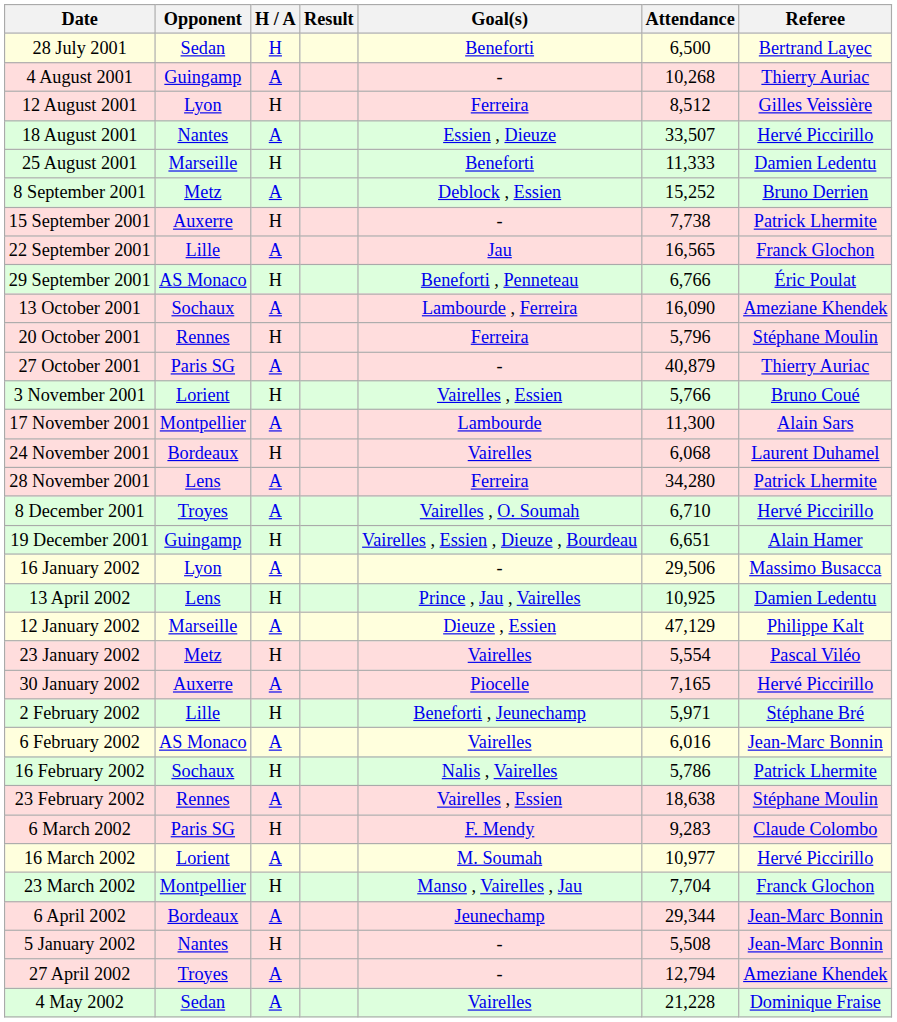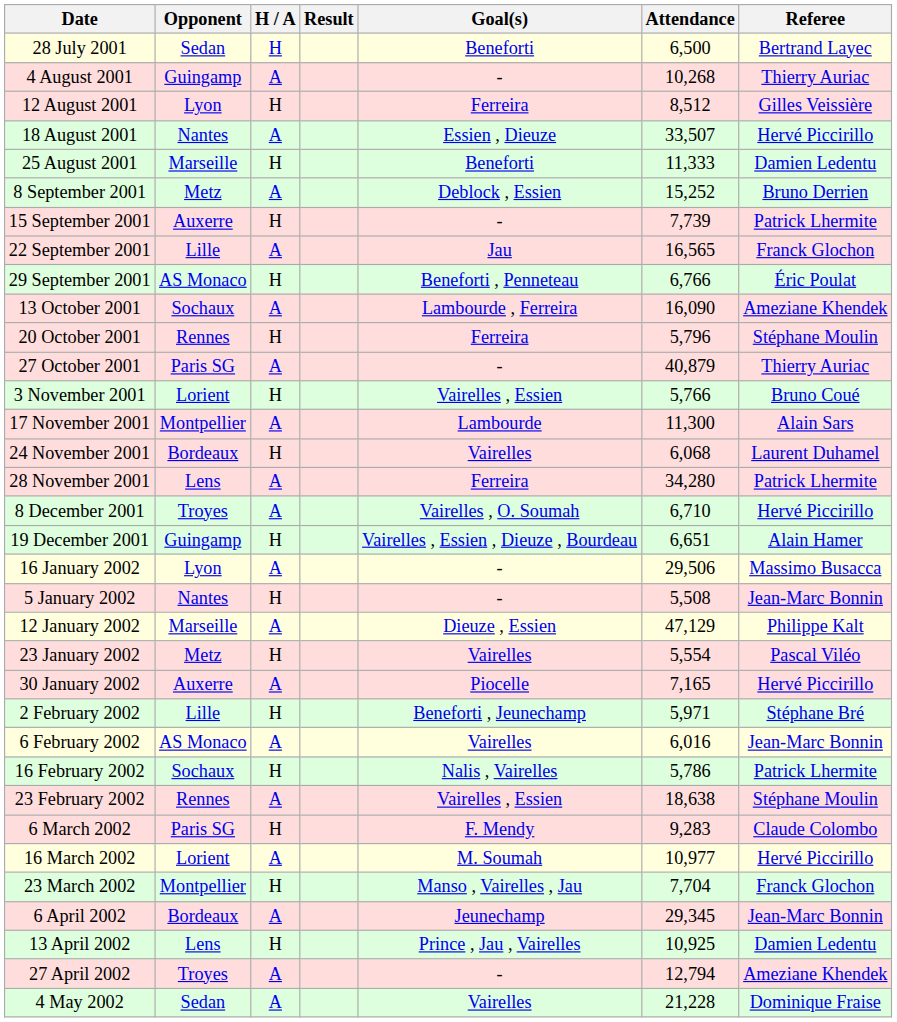(690, 221) 7,738 -> (690, 221) 7,739
rows swapped: (80, 944) <-> (80, 597)
(690, 915) 29,344 -> (690, 915) 29,345
